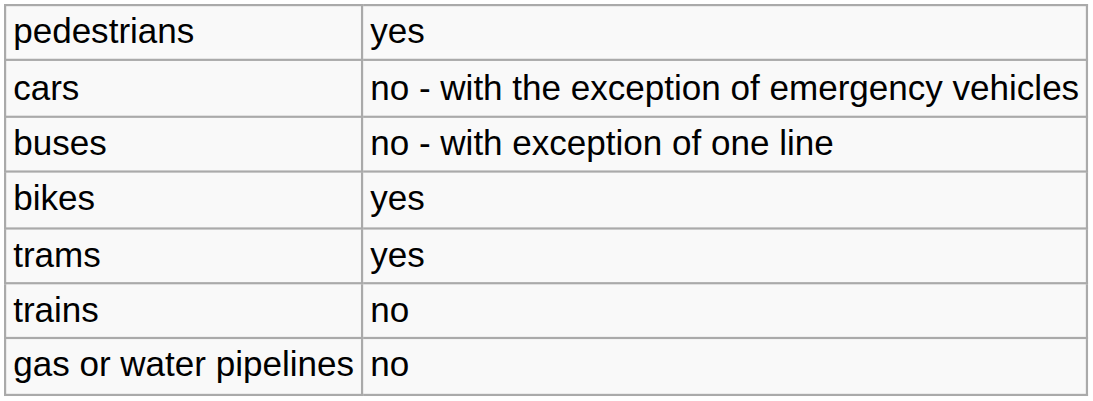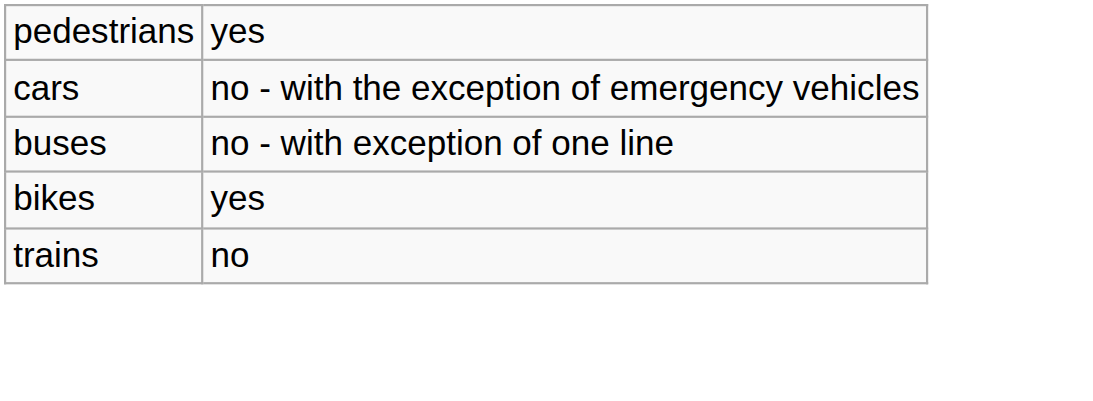- row: (57, 254)
- row: (184, 365)
